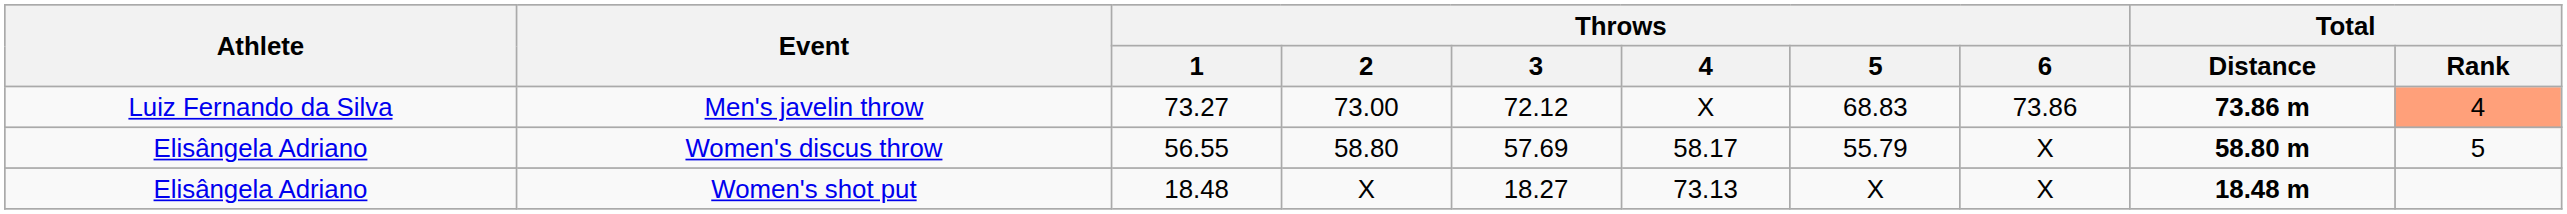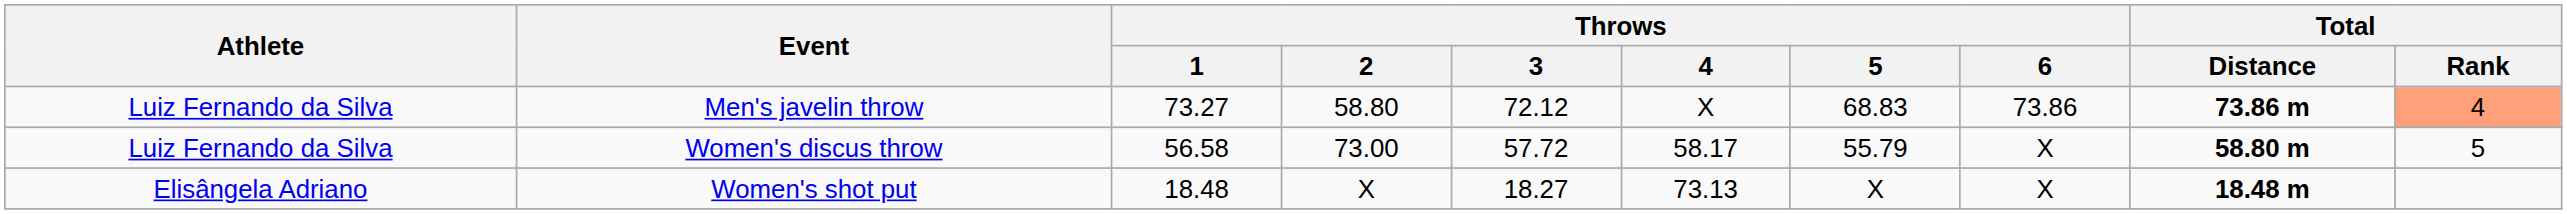(1366, 107) 73.00 -> (1366, 107) 58.80
(260, 148) Elisângela Adriano -> (260, 148) Luiz Fernando da Silva
(1197, 148) 56.55 -> (1197, 148) 56.58
(1366, 148) 58.80 -> (1366, 148) 73.00
(1536, 148) 57.69 -> (1536, 148) 57.72
